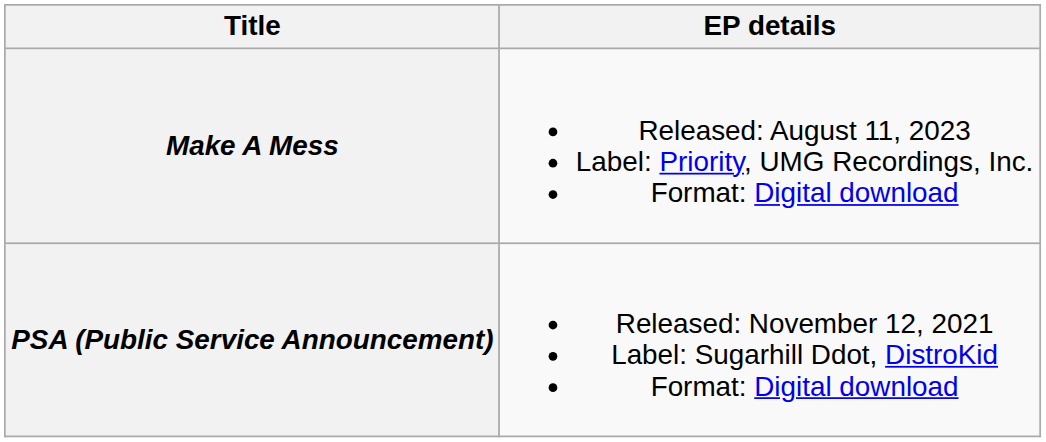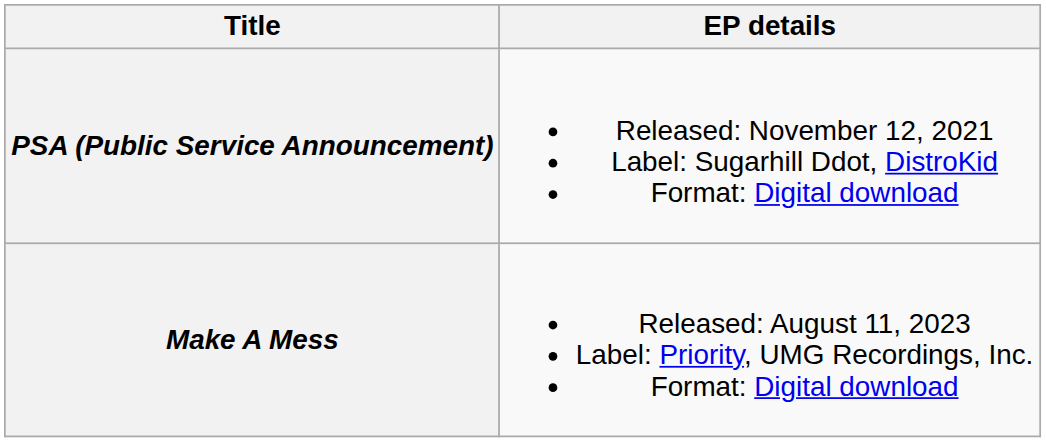rows swapped: (252, 339) <-> (252, 145)
